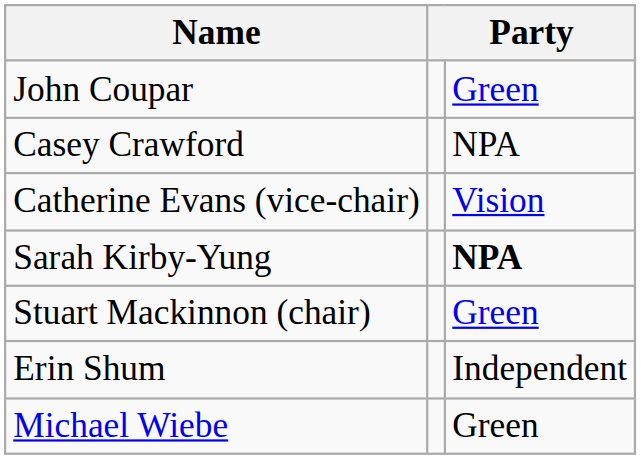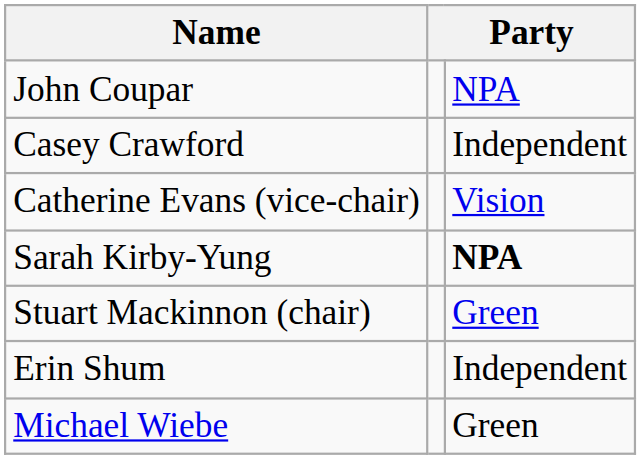(495, 88) Green -> (486, 88) NPA
(486, 144) NPA -> (540, 144) Independent
